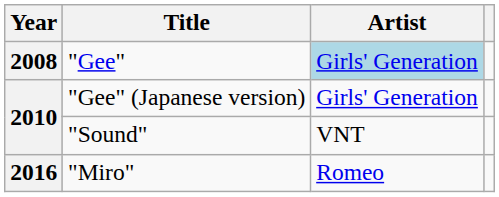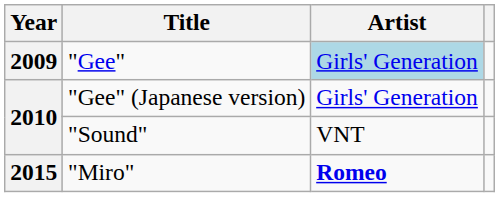(34, 60) 2008 -> (34, 60) 2009
(34, 172) 2016 -> (34, 172) 2015
(350, 172) normal -> (351, 172) bold
